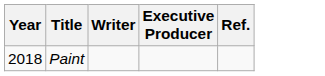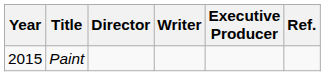+ column: (121, 25)
(25, 58) 2018 -> (25, 58) 2015
